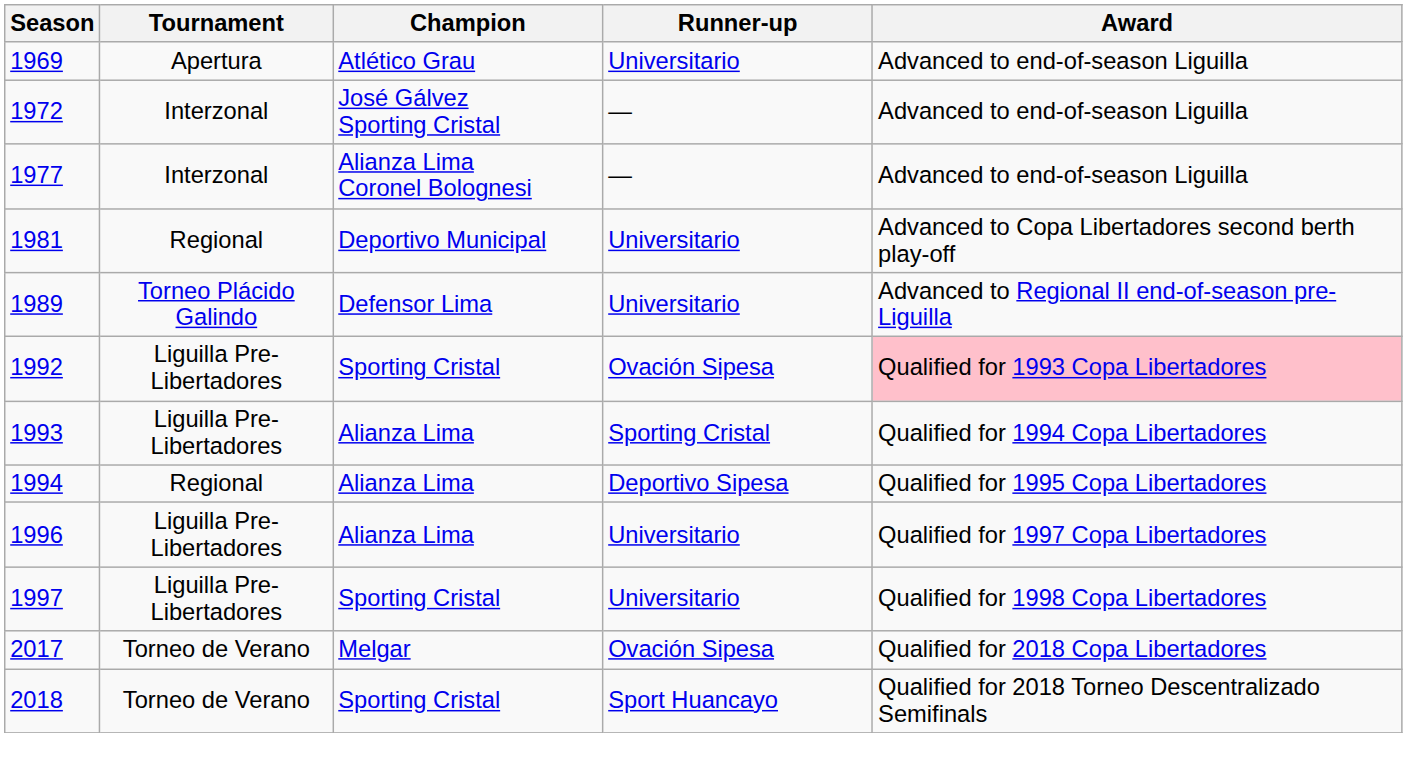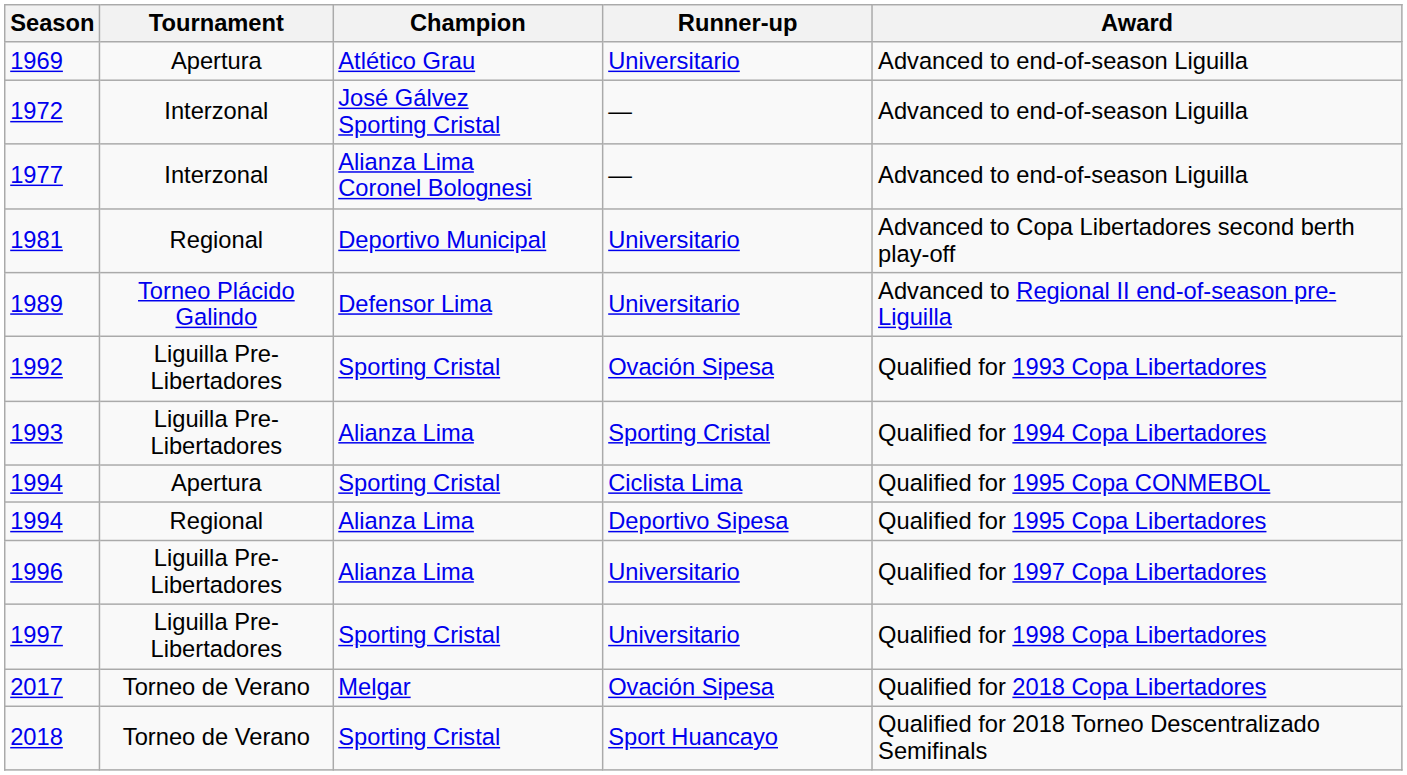(1072, 368) pink background -> (1072, 368) no background
+ row: (37, 483)
